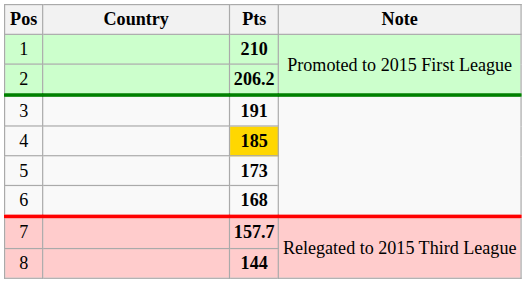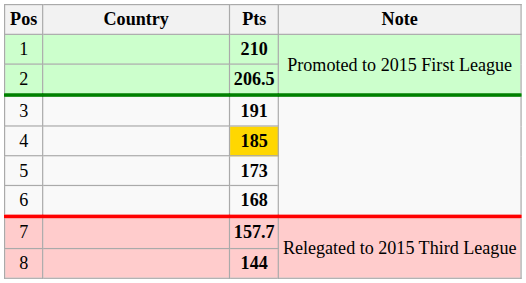(254, 79) 206.2 -> (254, 79) 206.5
